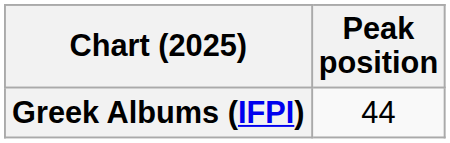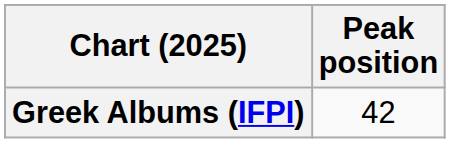(378, 112) 44 -> (378, 112) 42
